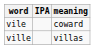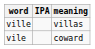rows swapped: (16, 24) <-> (19, 38)
